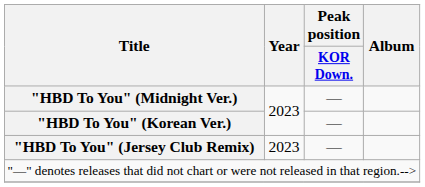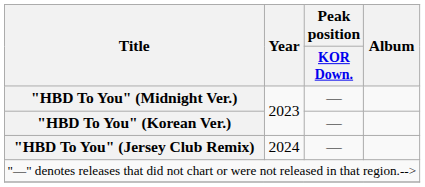(284, 147) 2023 -> (284, 147) 2024
